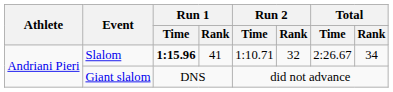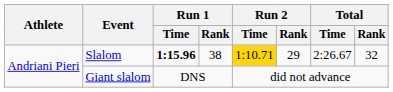(215, 56) 41 -> (215, 56) 38
(254, 56) no background -> (254, 56) gold background
(293, 56) 32 -> (293, 56) 29
(371, 56) 34 -> (371, 56) 32
